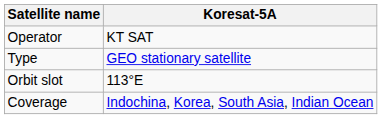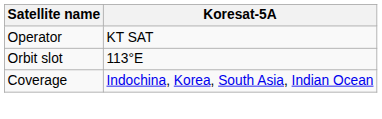- row: (23, 59)
